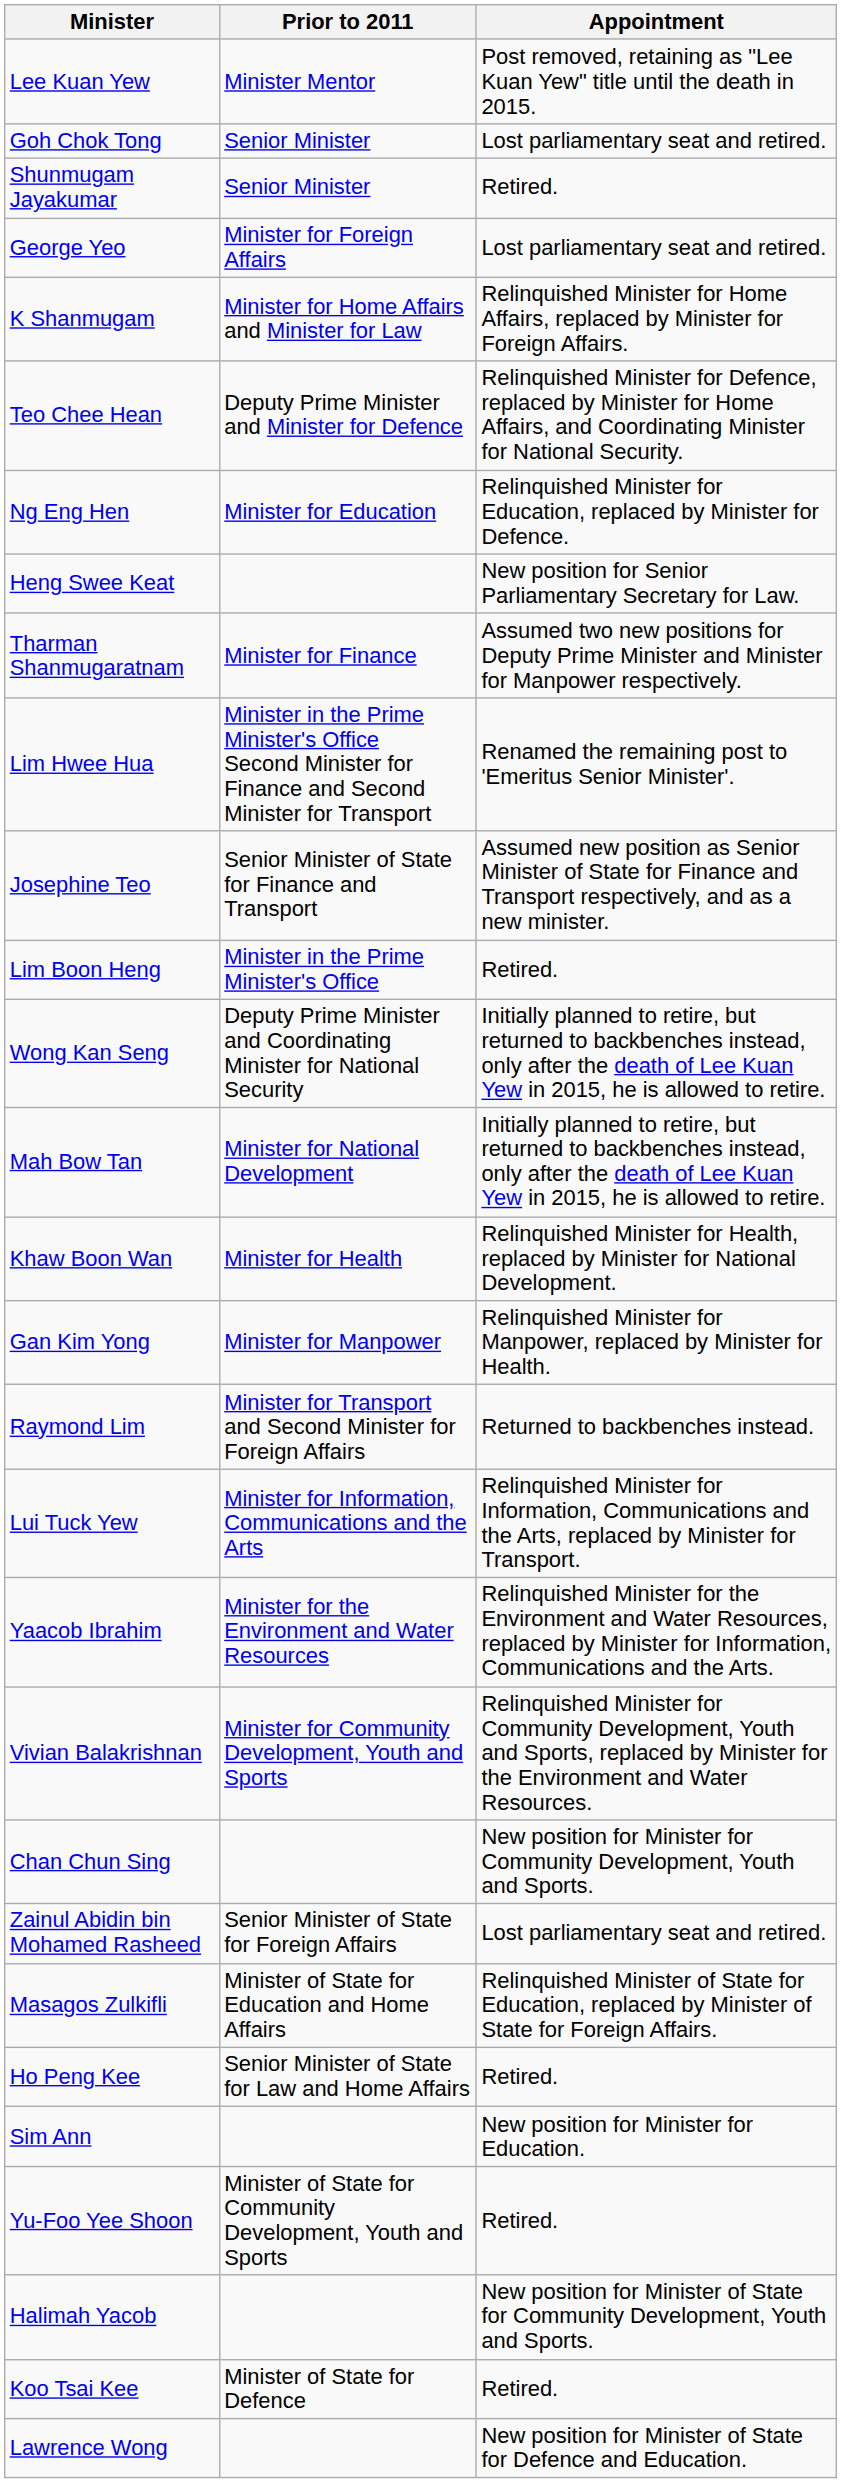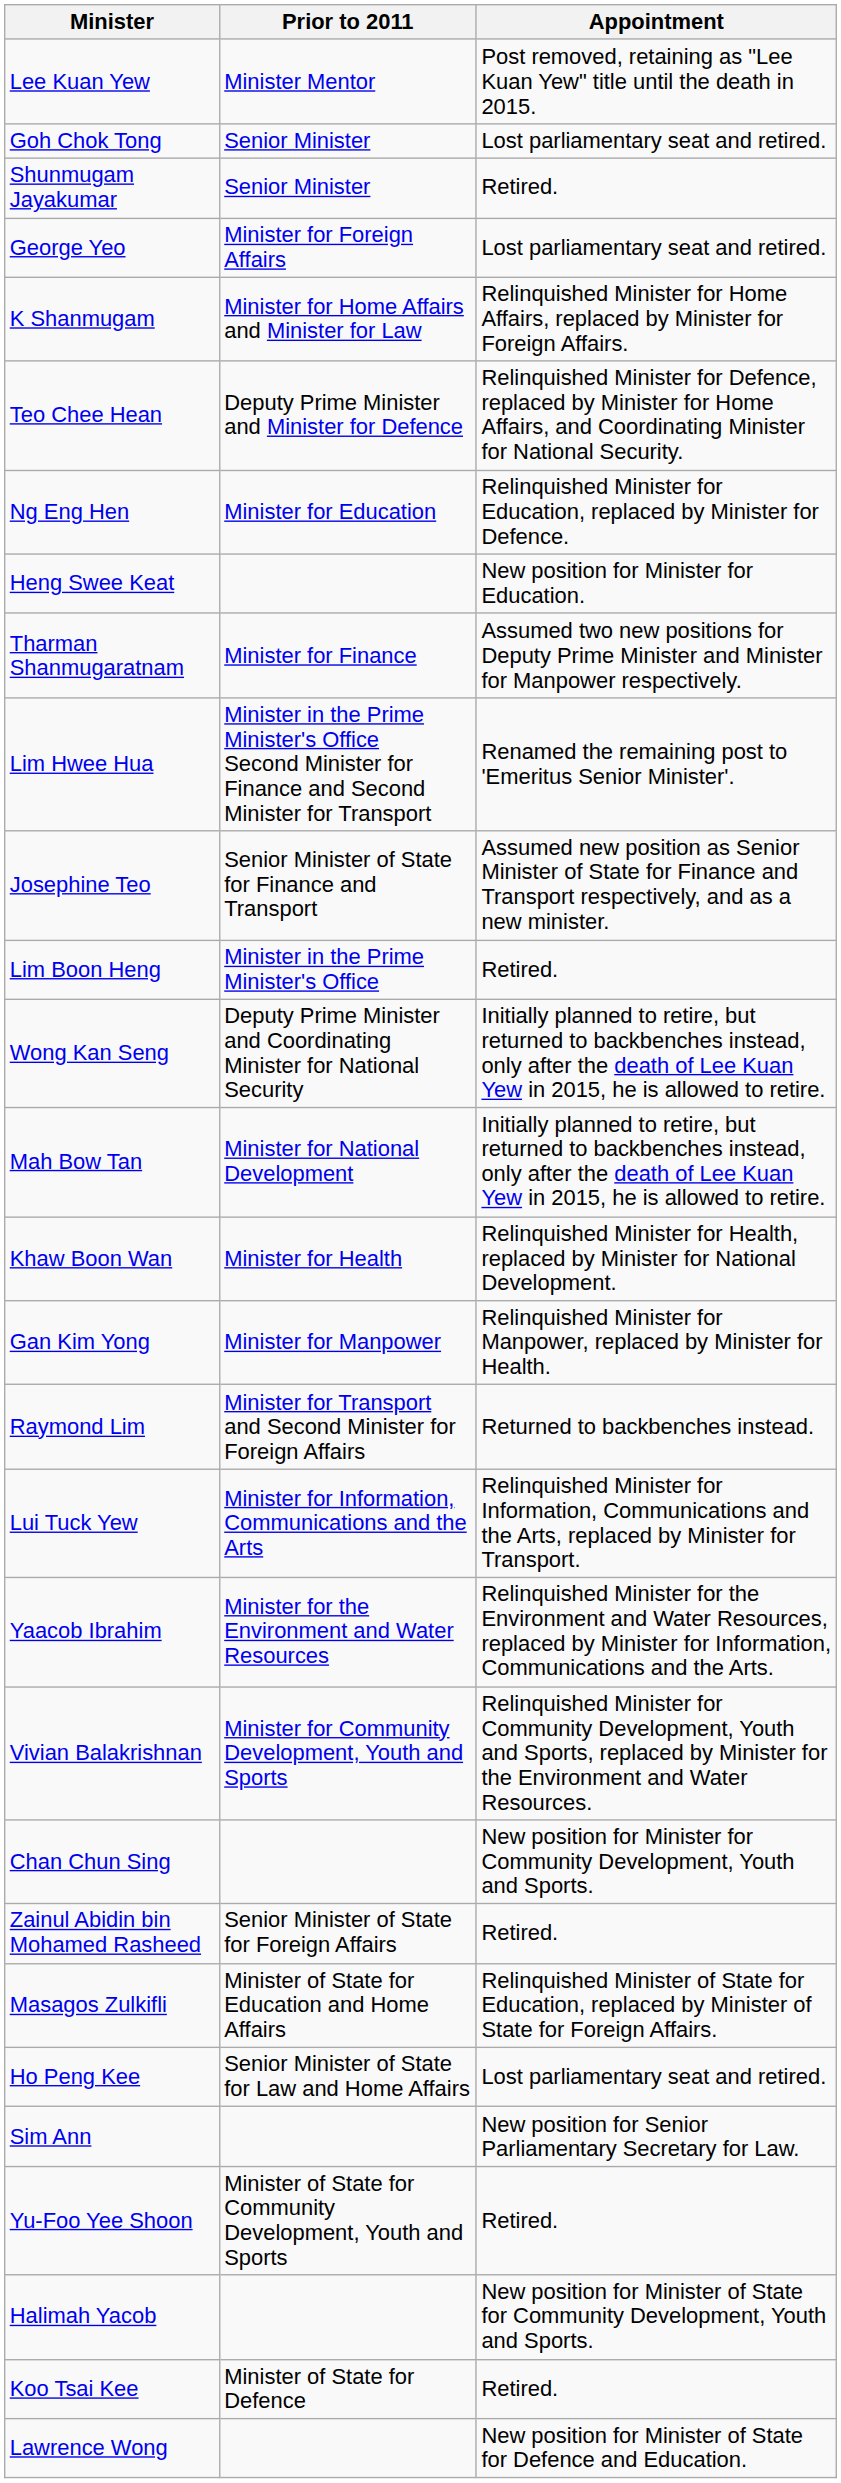(640, 583) New position for Senior Parliamentary Secretary for Law. -> (617, 583) New position for Minister for Education.
(654, 1933) Lost parliamentary seat and retired. -> (520, 1933) Retired.
(520, 2076) Retired. -> (654, 2076) Lost parliamentary seat and retired.
(617, 2136) New position for Minister for Education. -> (640, 2136) New position for Senior Parliamentary Secretary for Law.
